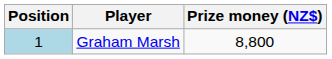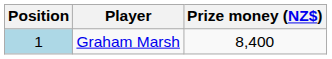(255, 41) 8,800 -> (255, 41) 8,400
